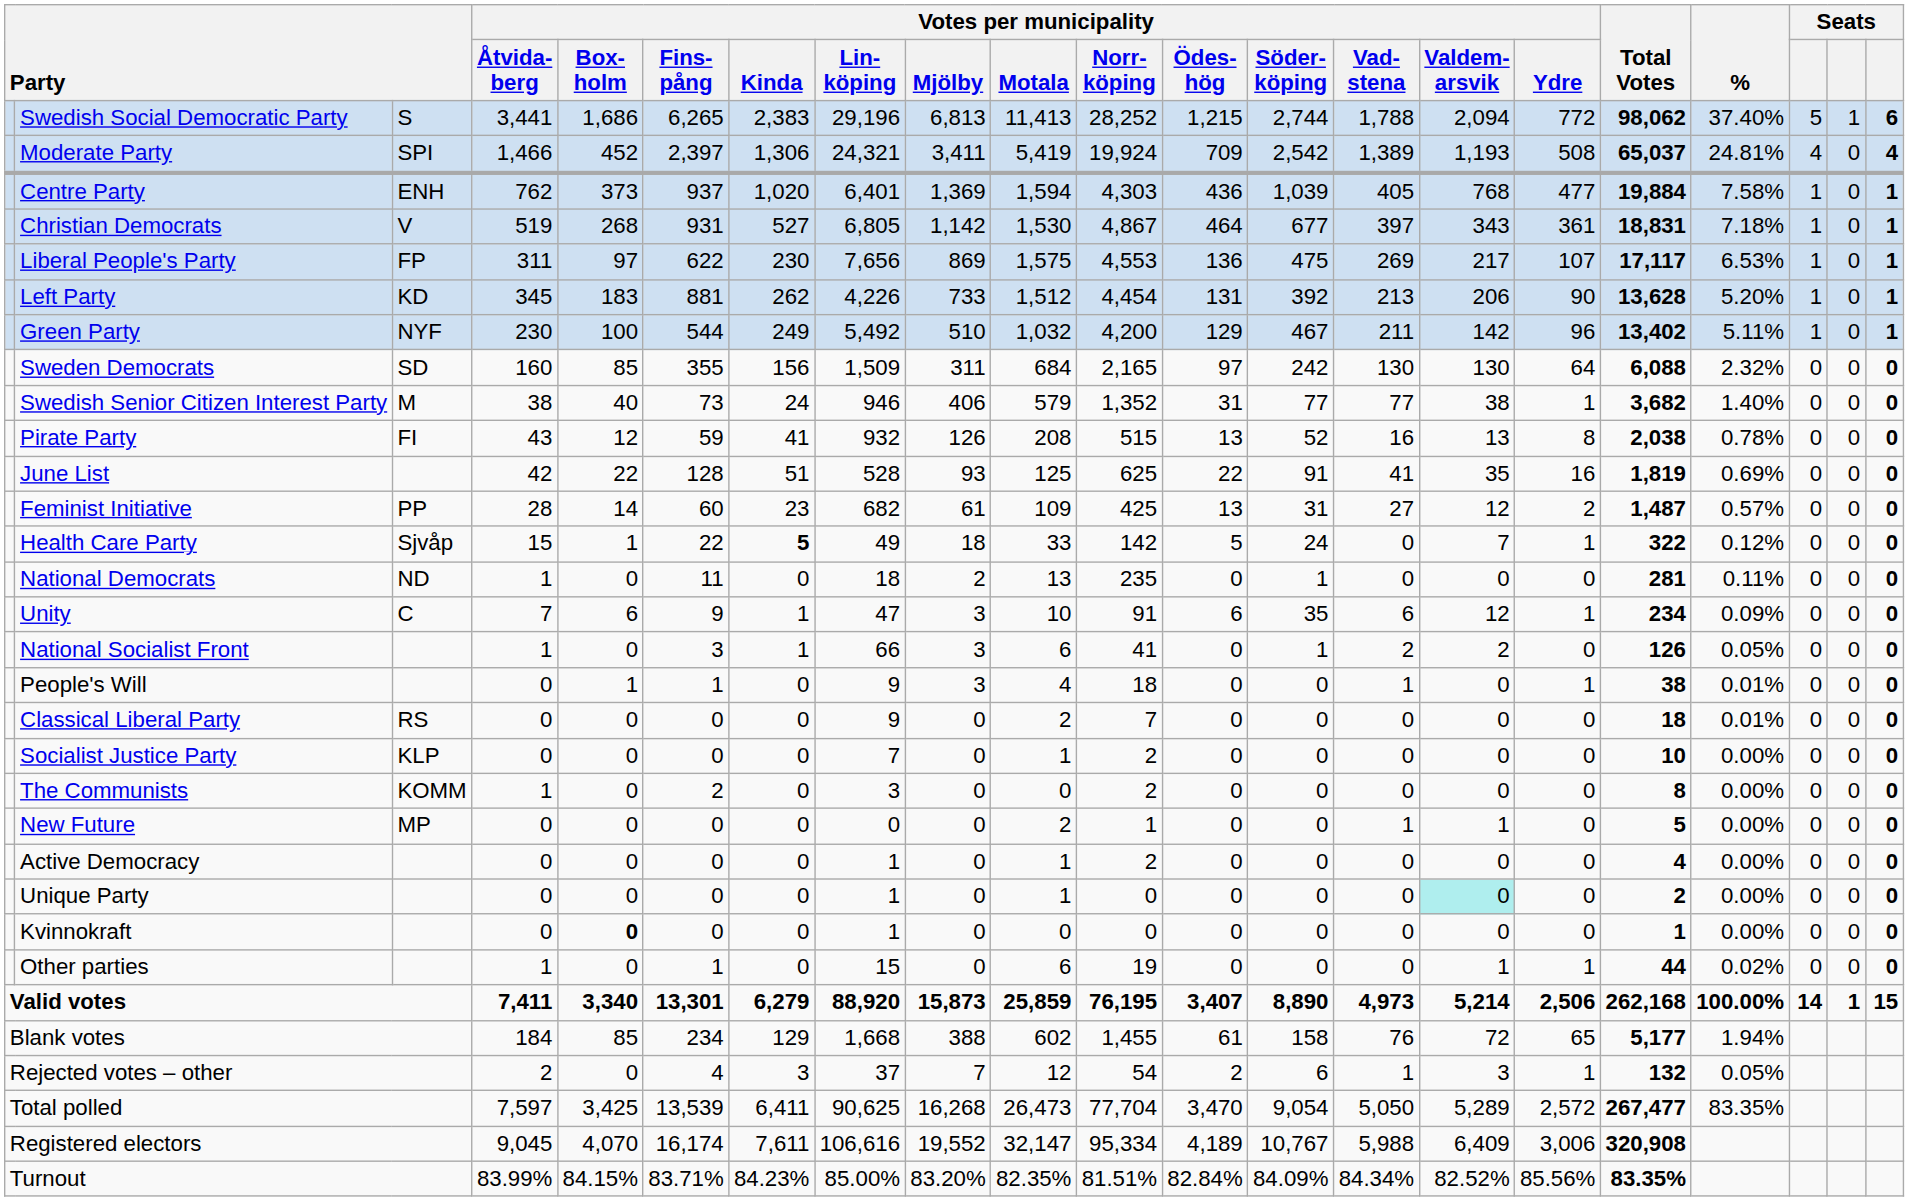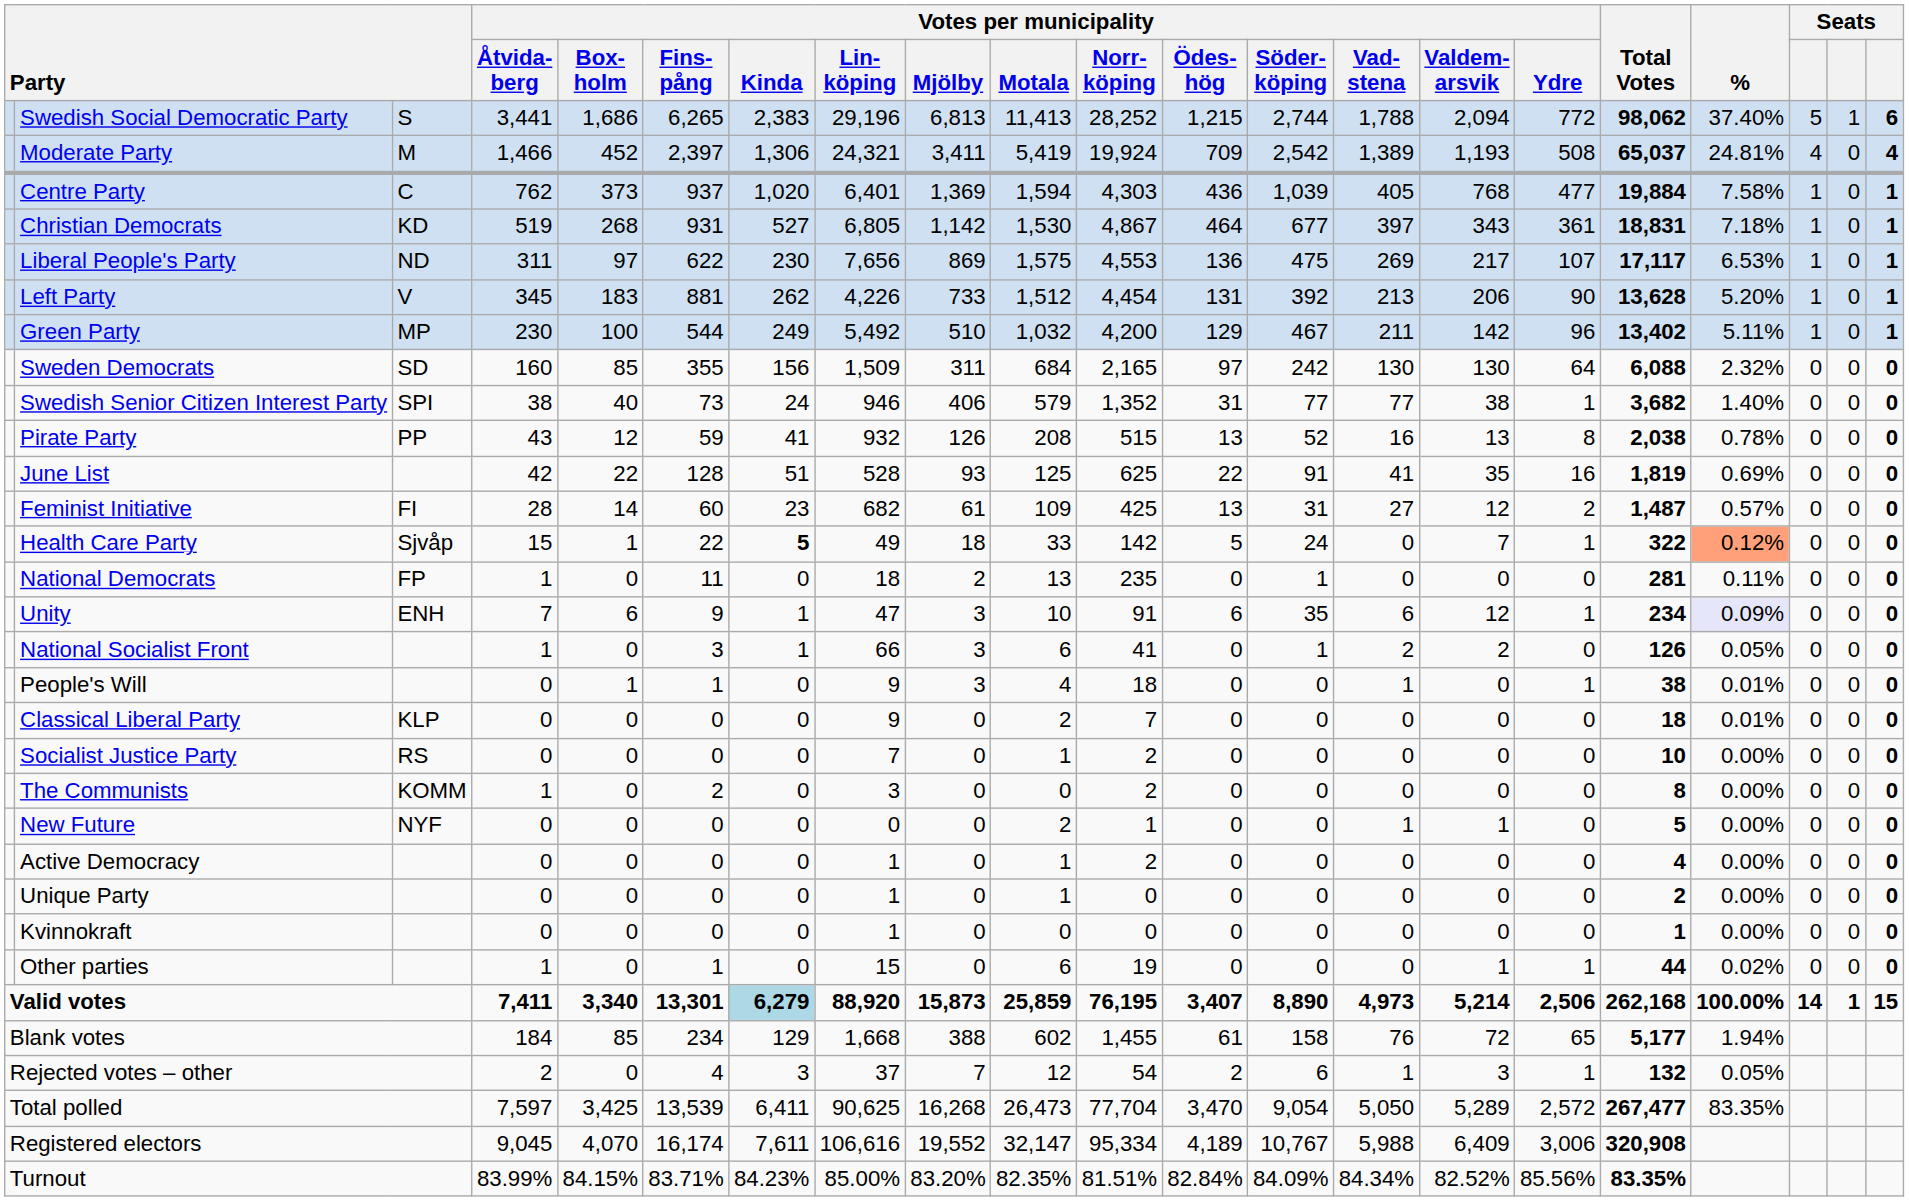(415, 152) SPI -> (407, 152) M
(421, 191) ENH -> (405, 191) C
(405, 226) V -> (413, 226) KD
(412, 261) FP -> (414, 261) ND
(413, 296) KD -> (405, 296) V
(420, 332) NYF -> (414, 332) MP
(407, 402) M -> (415, 402) SPI
(407, 437) FI -> (412, 437) PP
(412, 508) PP -> (407, 508) FI
(1753, 543) no background -> (1753, 543) lightsalmon background
(414, 579) ND -> (412, 579) FP
(405, 614) C -> (421, 614) ENH
(1753, 614) no background -> (1753, 614) lavender background
(413, 720) RS -> (418, 720) KLP
(418, 755) KLP -> (413, 755) RS
(414, 825) MP -> (420, 825) NYF
(1503, 896) paleturquoise background -> (1503, 896) no background
(632, 931) bold -> (632, 931) normal
(782, 1002) no background -> (782, 1002) lightblue background
